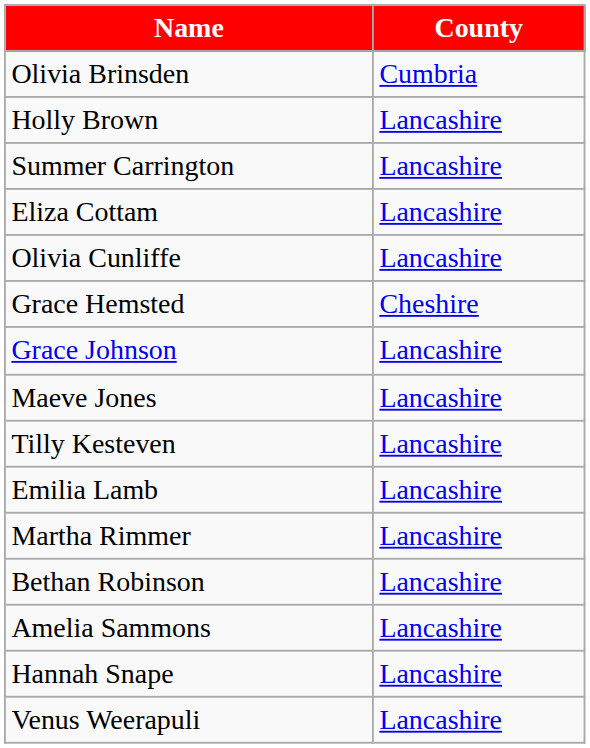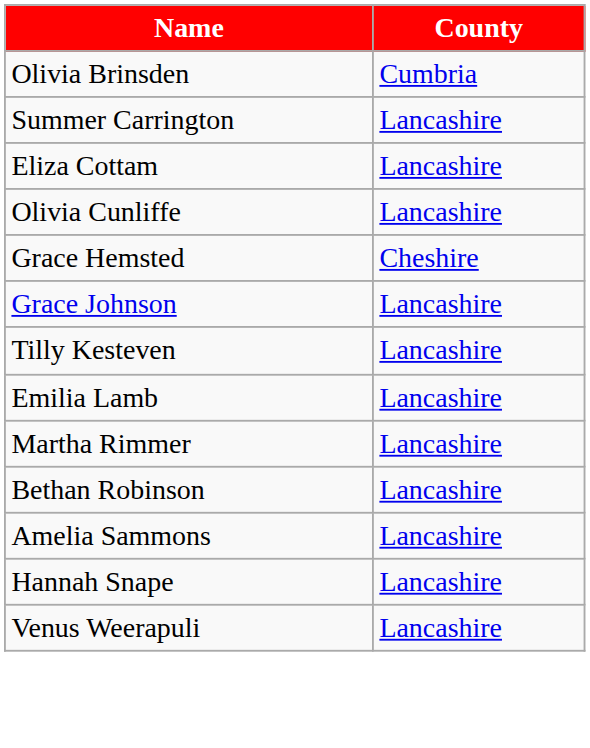- row: (85, 119)
- row: (84, 396)
